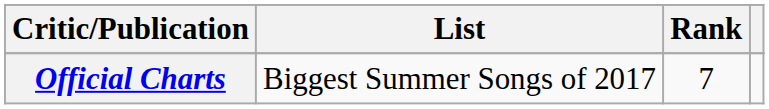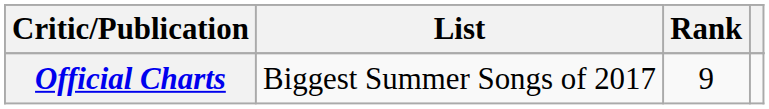(706, 77) 7 -> (706, 77) 9
